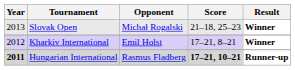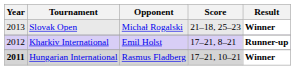(260, 42) Winner -> (267, 42) Runner-up
(215, 58) bold -> (215, 58) normal
(267, 58) Runner-up -> (260, 58) Winner
